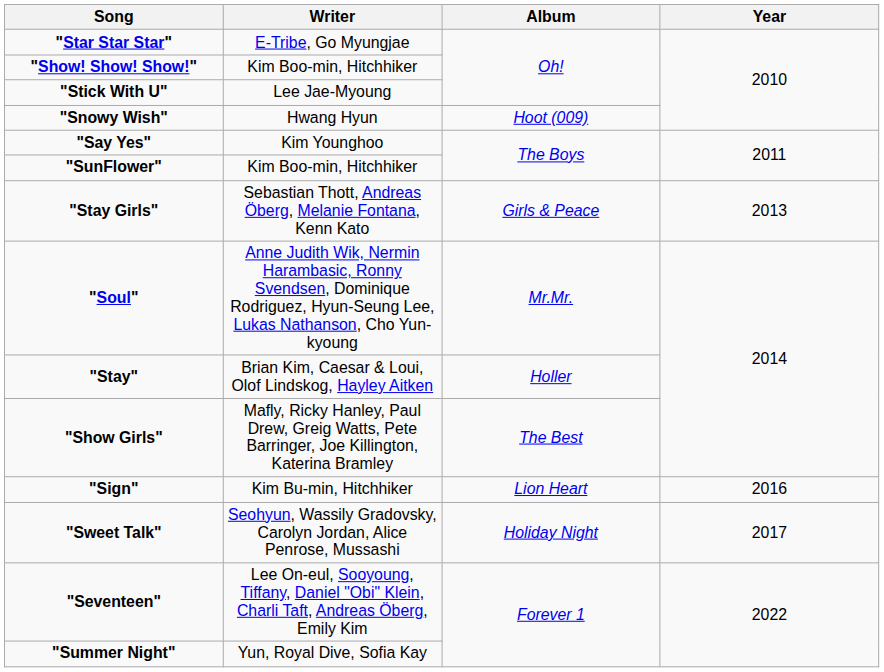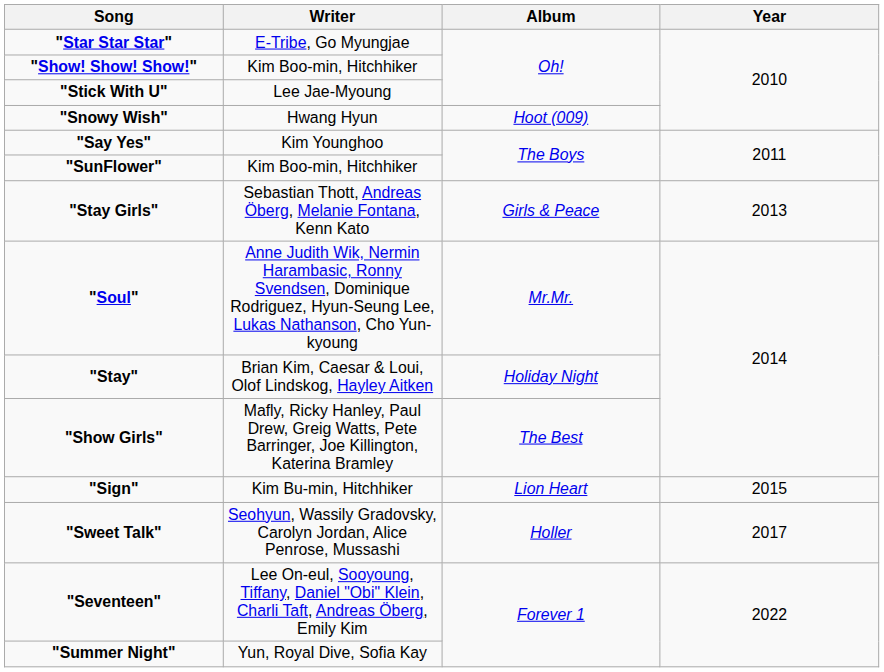(551, 376) Holler -> (551, 376) Holiday Night
(769, 489) 2016 -> (769, 489) 2015
(551, 532) Holiday Night -> (551, 532) Holler
